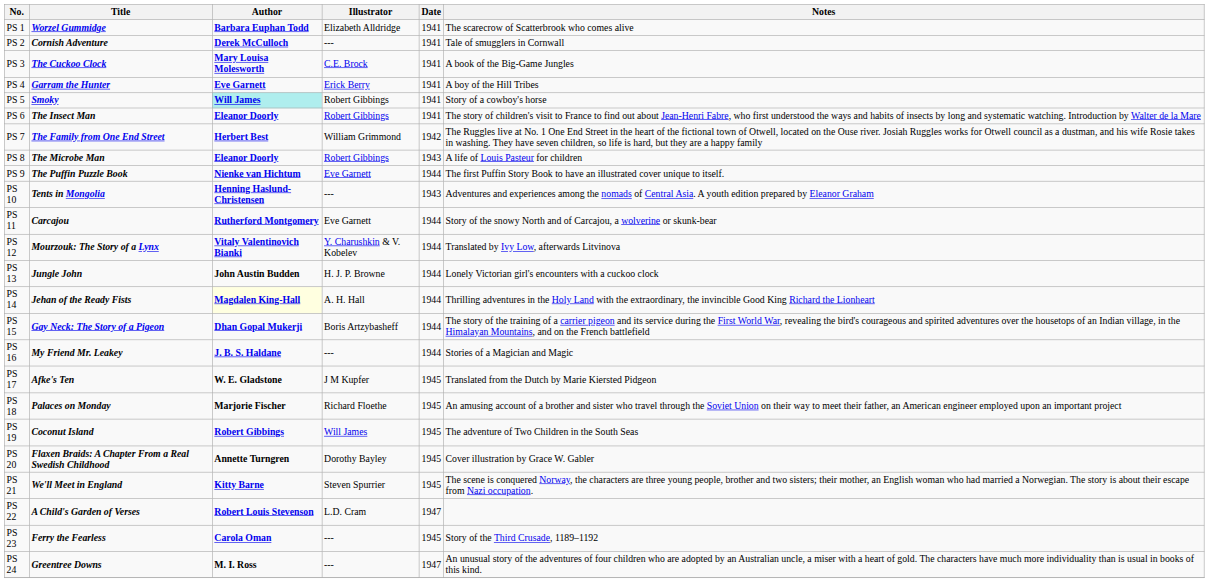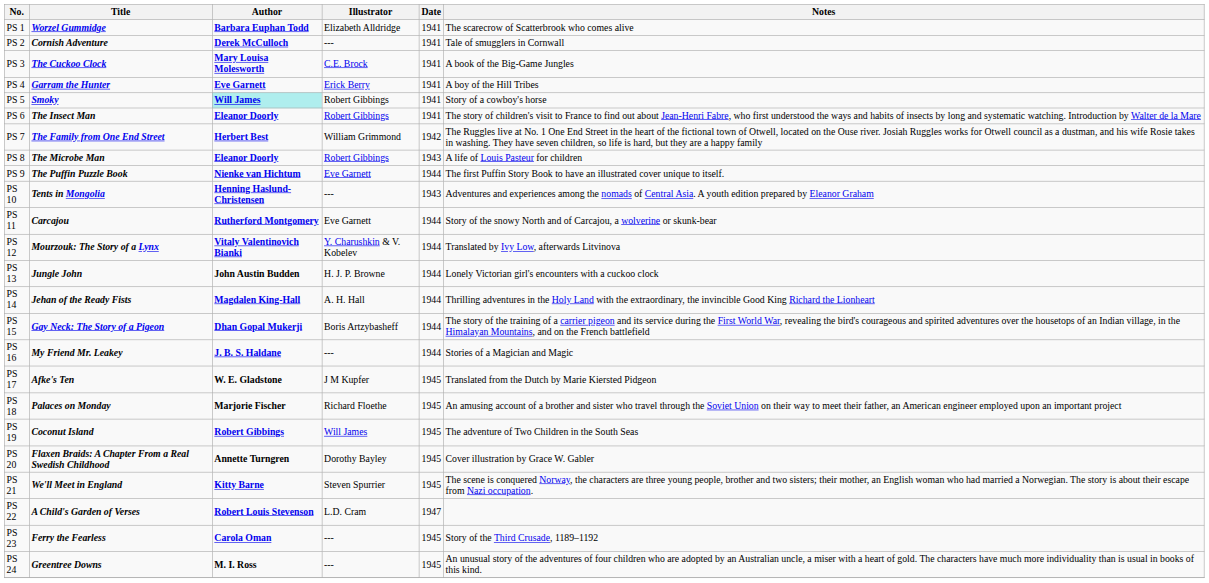(257, 300) lightyellow background -> (257, 300) no background
(431, 564) 1947 -> (431, 564) 1945
